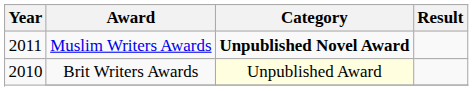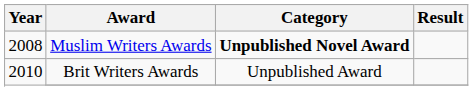(25, 44) 2011 -> (25, 44) 2008
(314, 71) lightyellow background -> (314, 71) no background
